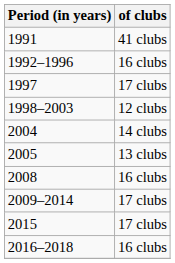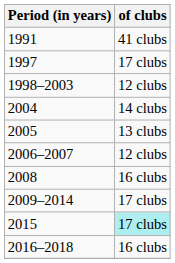- row: (41, 62)
+ row: (41, 154)
(143, 223) no background -> (143, 223) paleturquoise background
